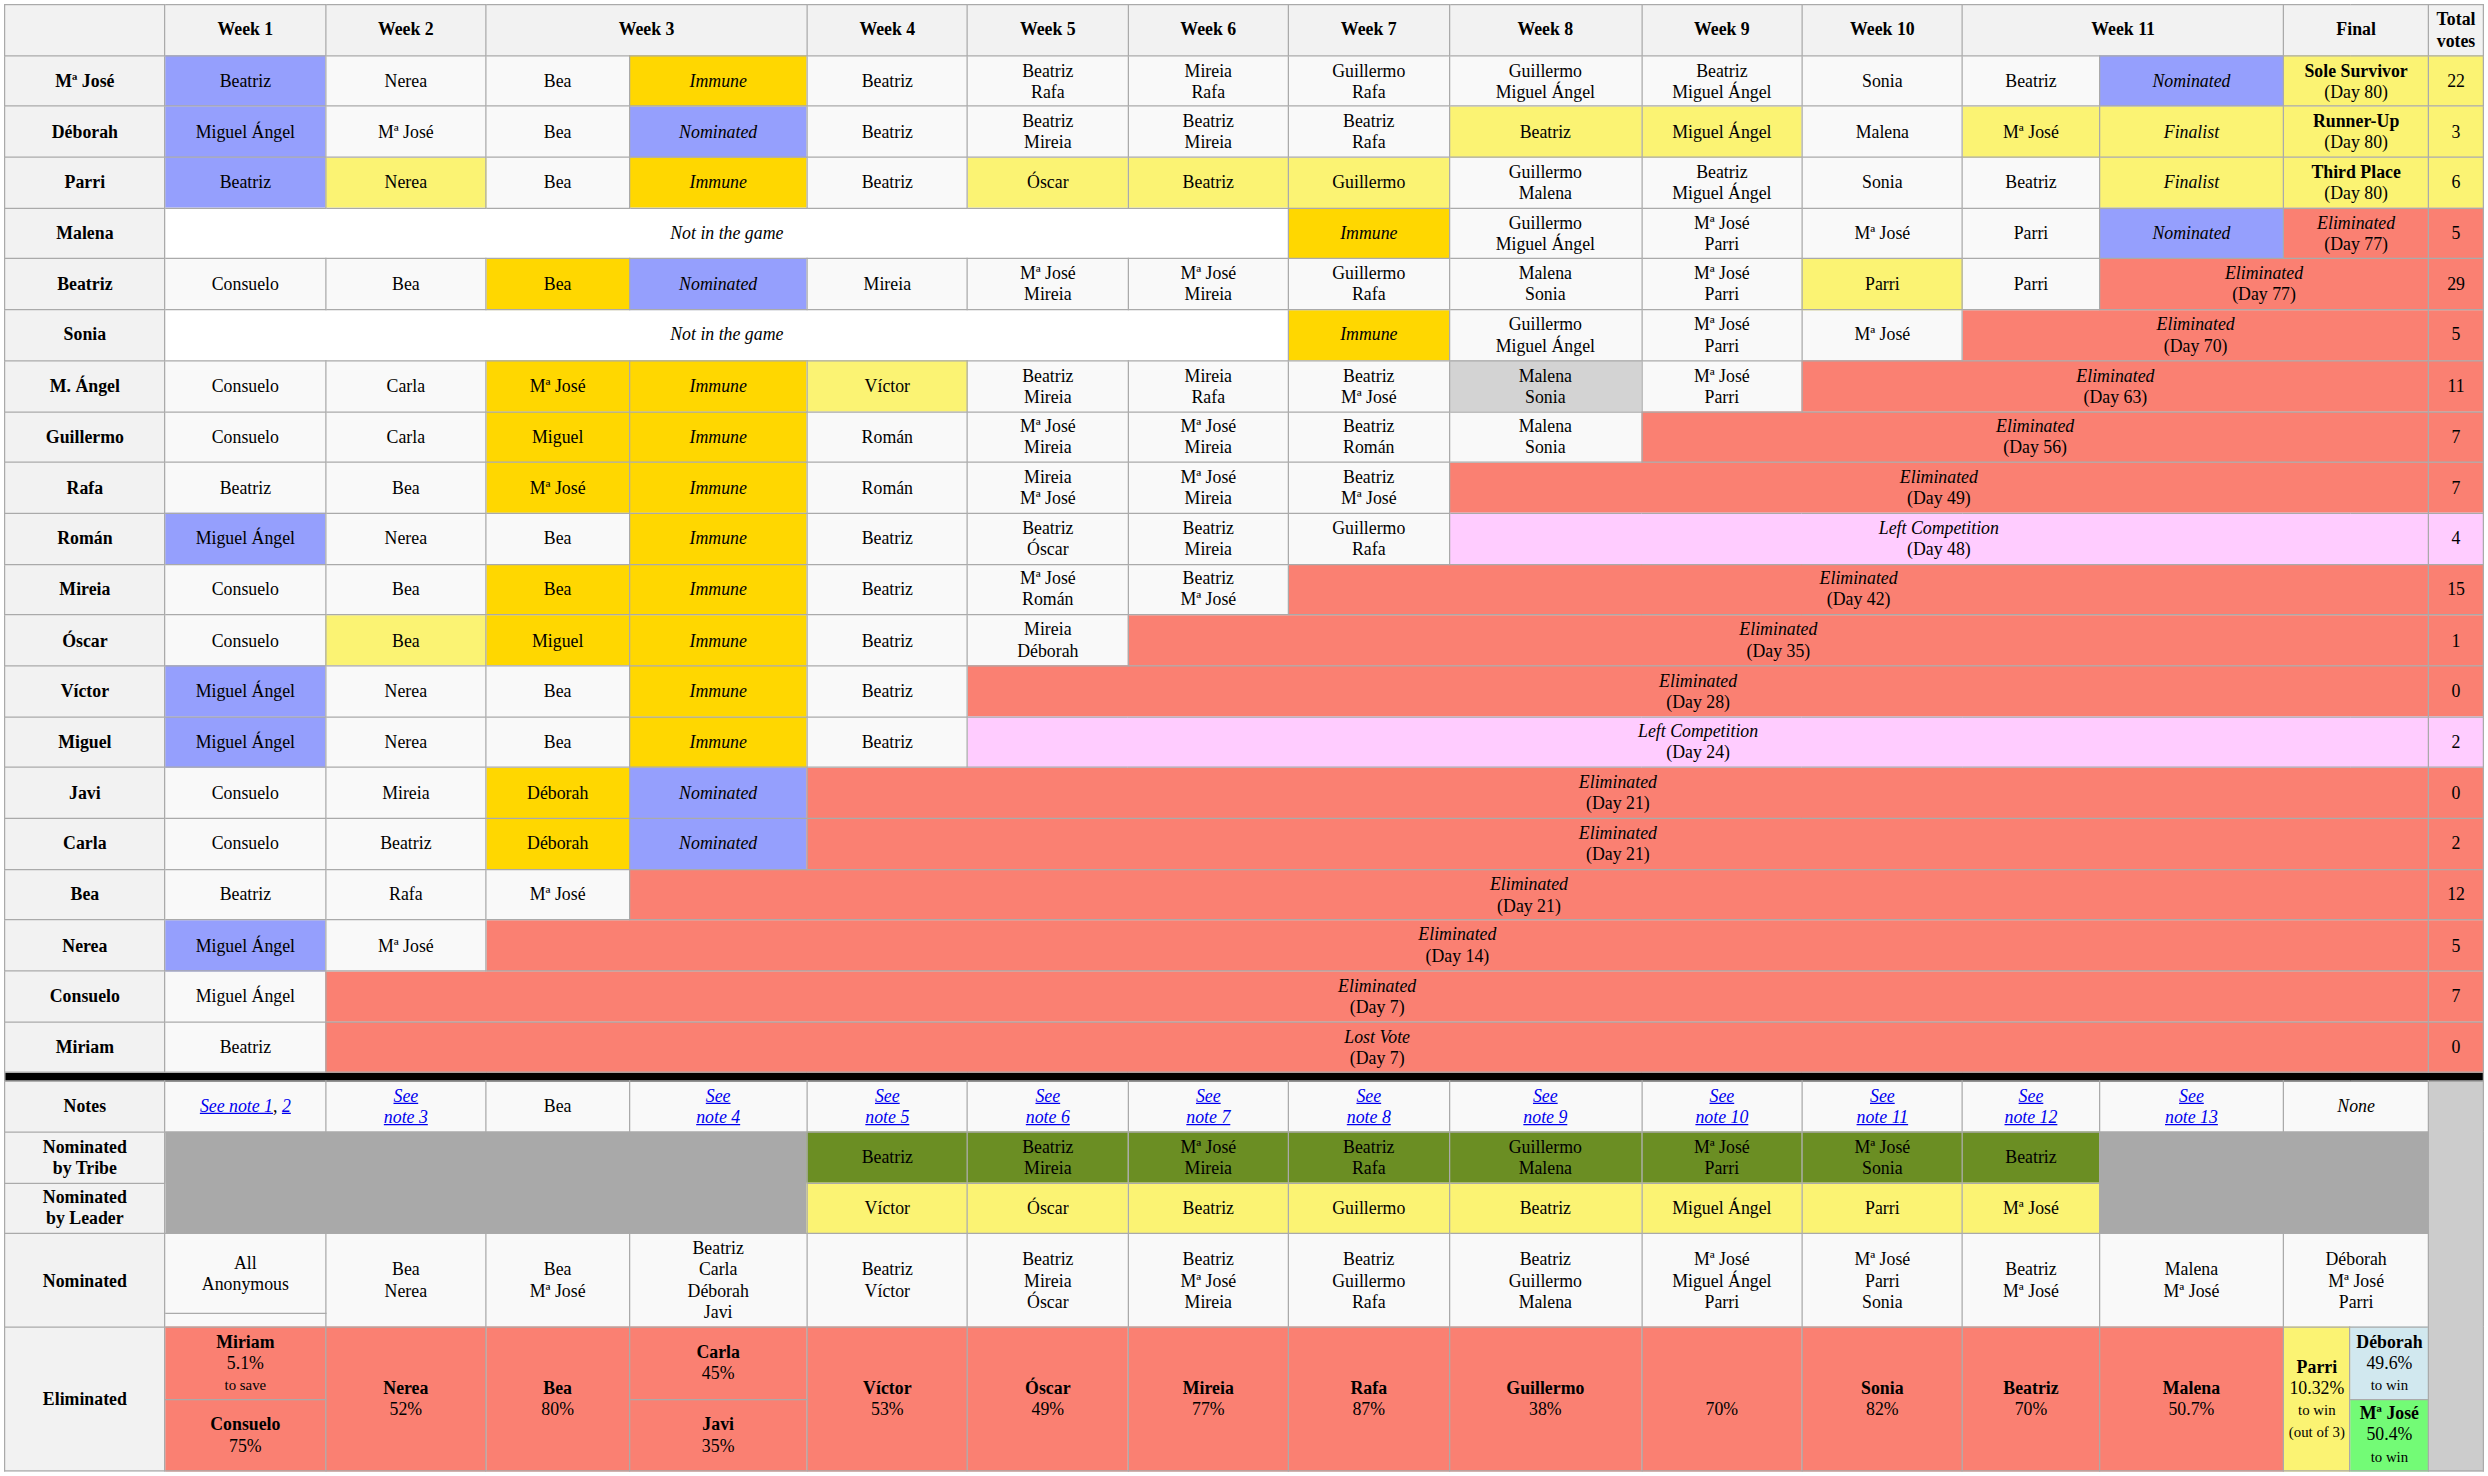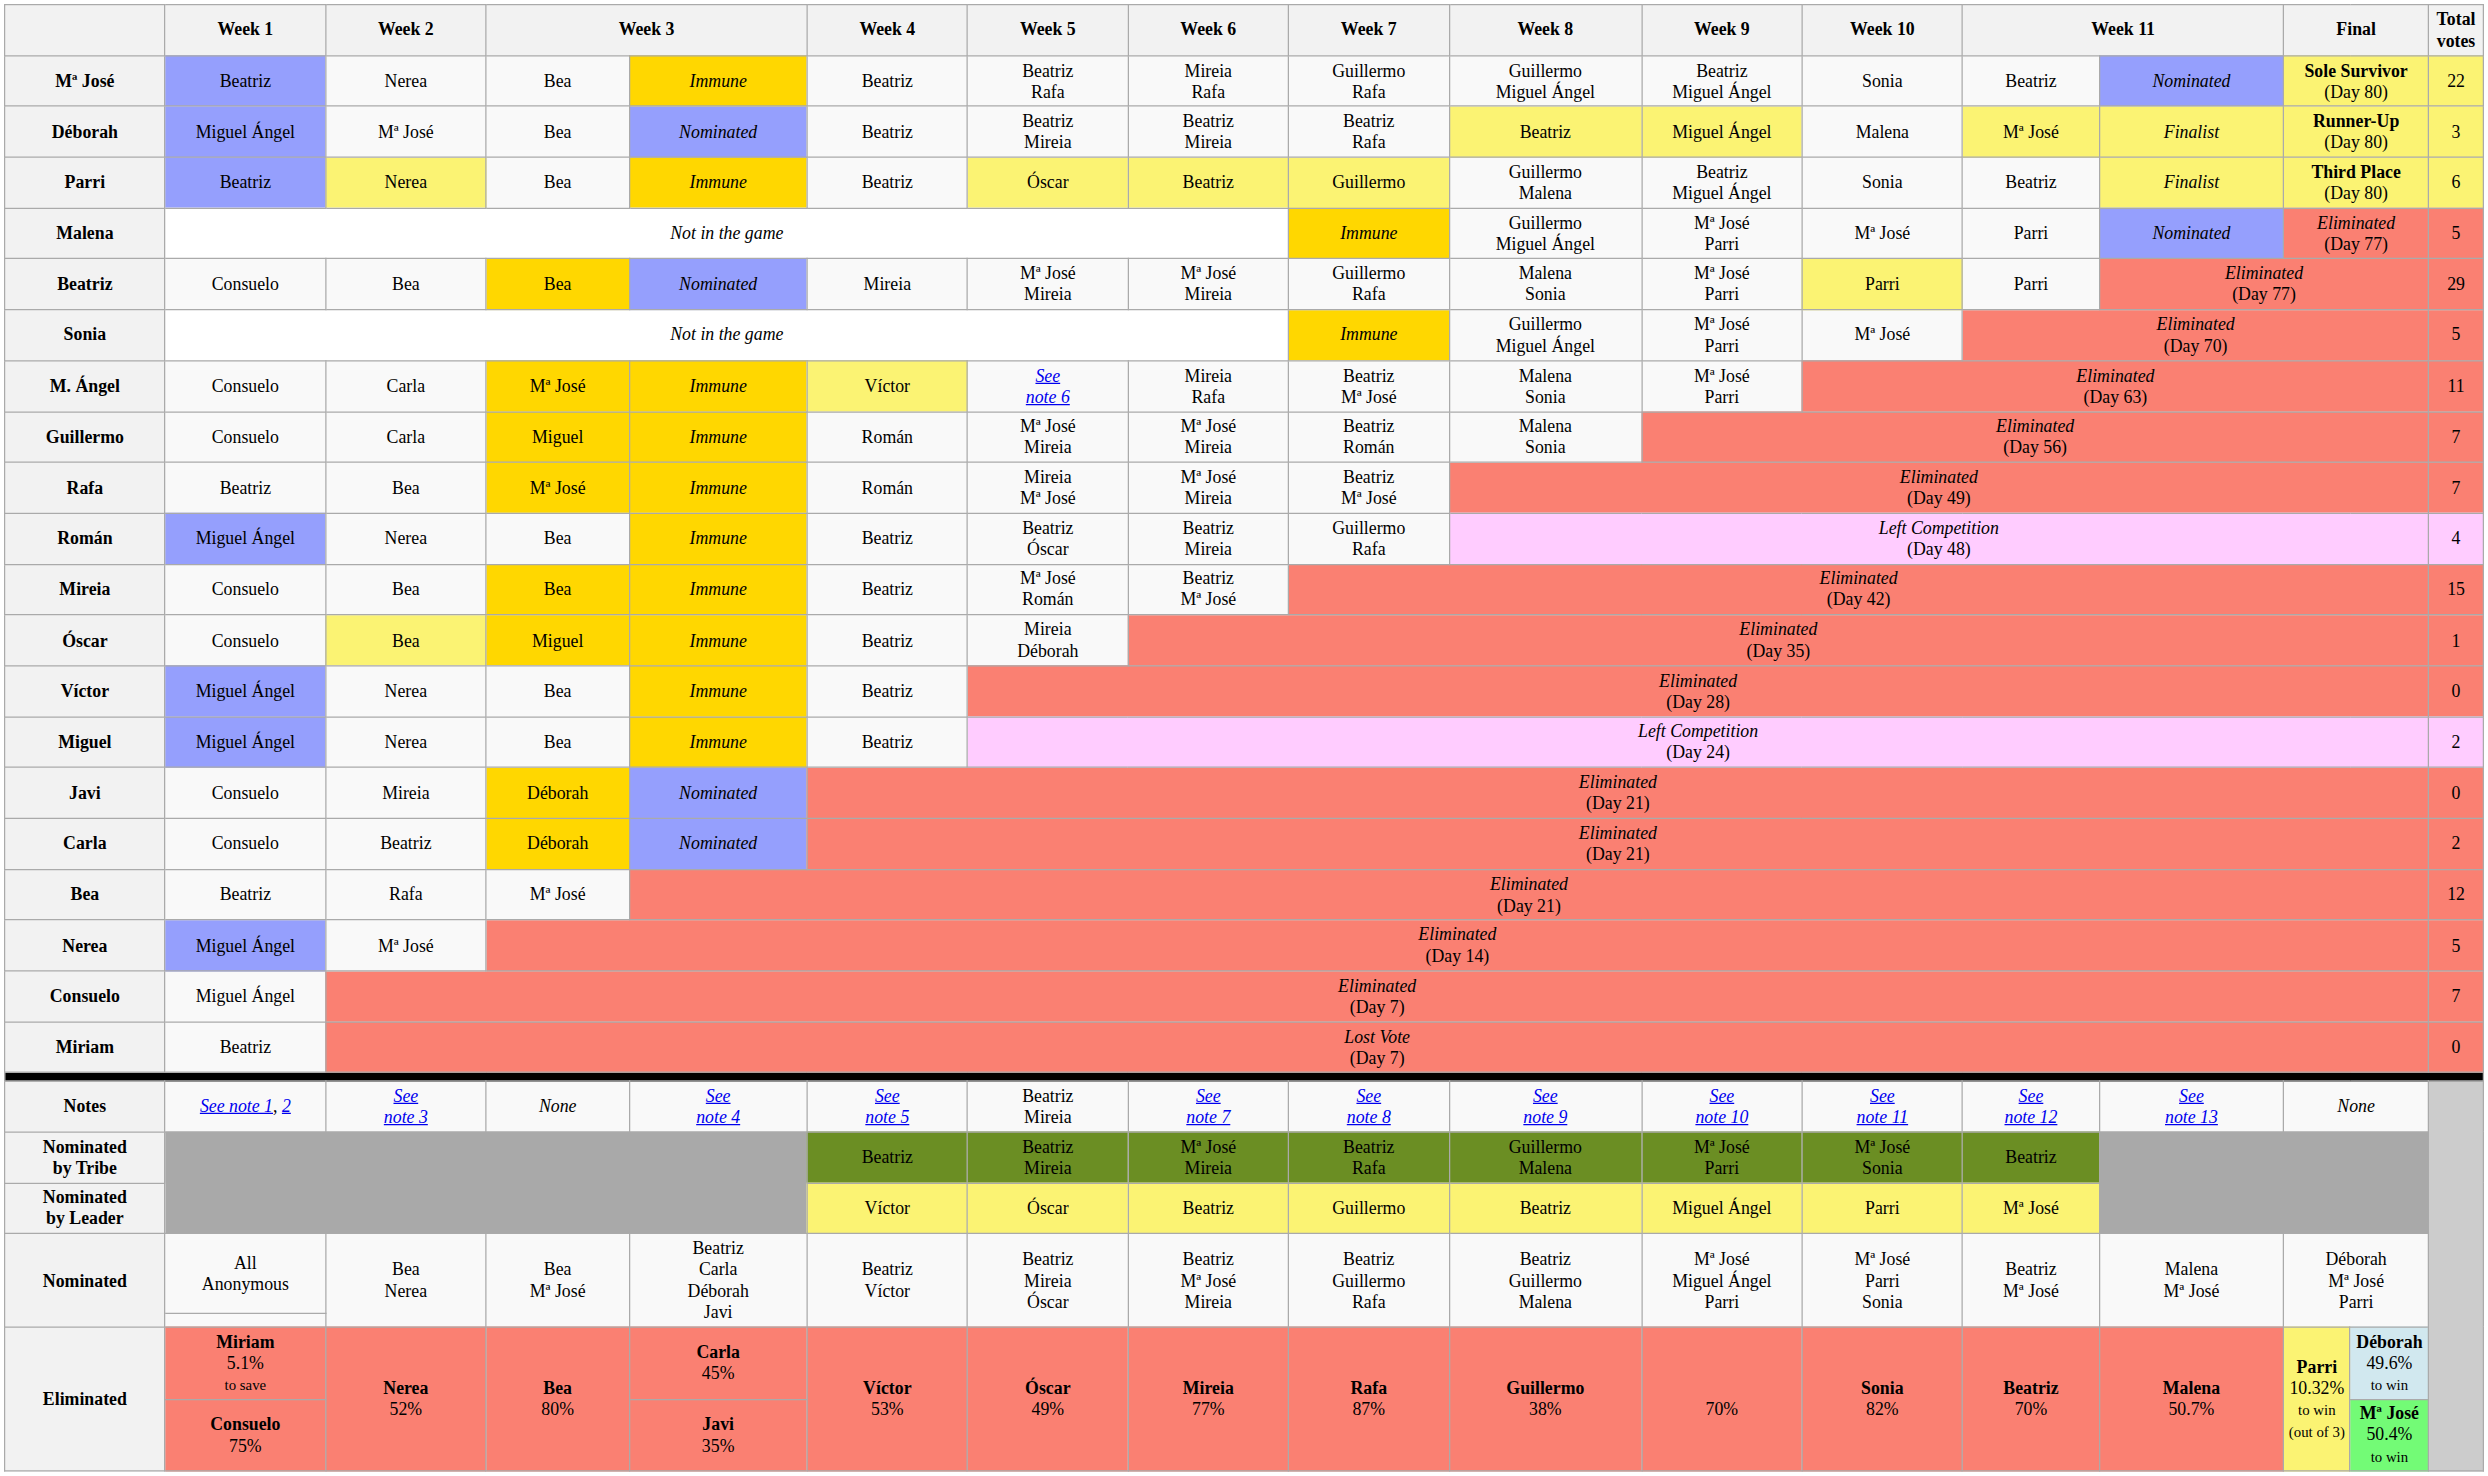(1048, 386) Beatriz Mireia -> (1048, 386) See note 6
(1545, 386) lightgrey background -> (1545, 386) no background
(558, 1106) Bea -> (558, 1106) None
(1048, 1106) See note 6 -> (1048, 1106) Beatriz Mireia
